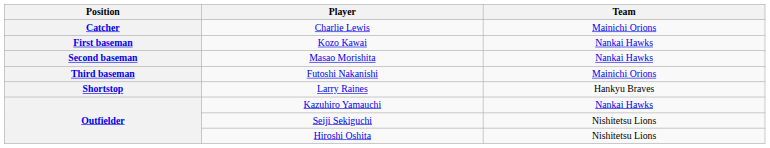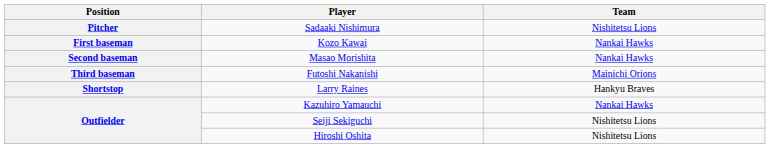+ row: (342, 27)
- row: (342, 27)
